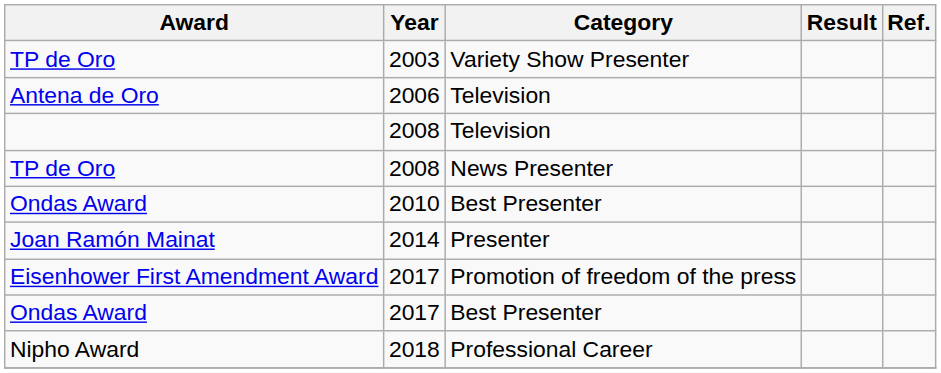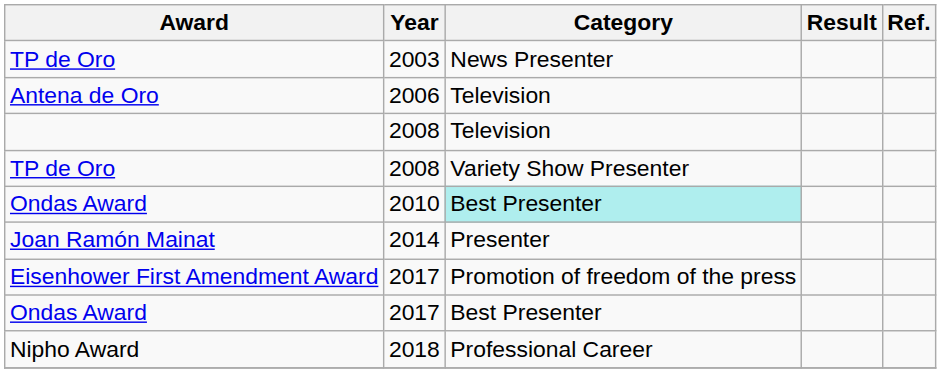(570, 58) Variety Show Presenter -> (532, 58) News Presenter
(532, 167) News Presenter -> (570, 167) Variety Show Presenter
(526, 204) no background -> (526, 204) paleturquoise background
